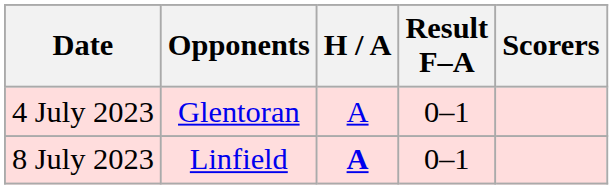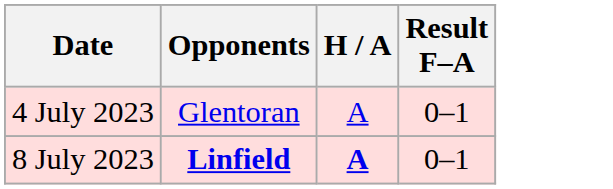- column: (551, 45)
(239, 159) normal -> (239, 159) bold
